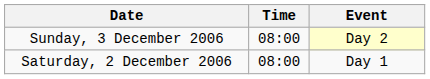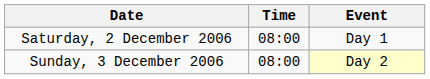rows swapped: (127, 62) <-> (127, 39)
